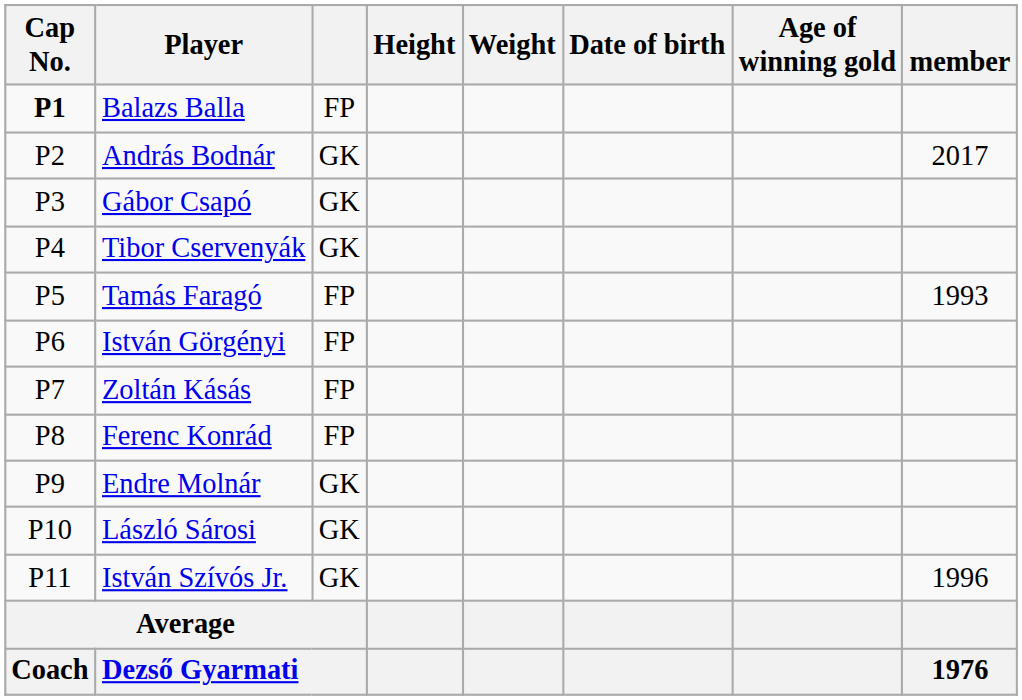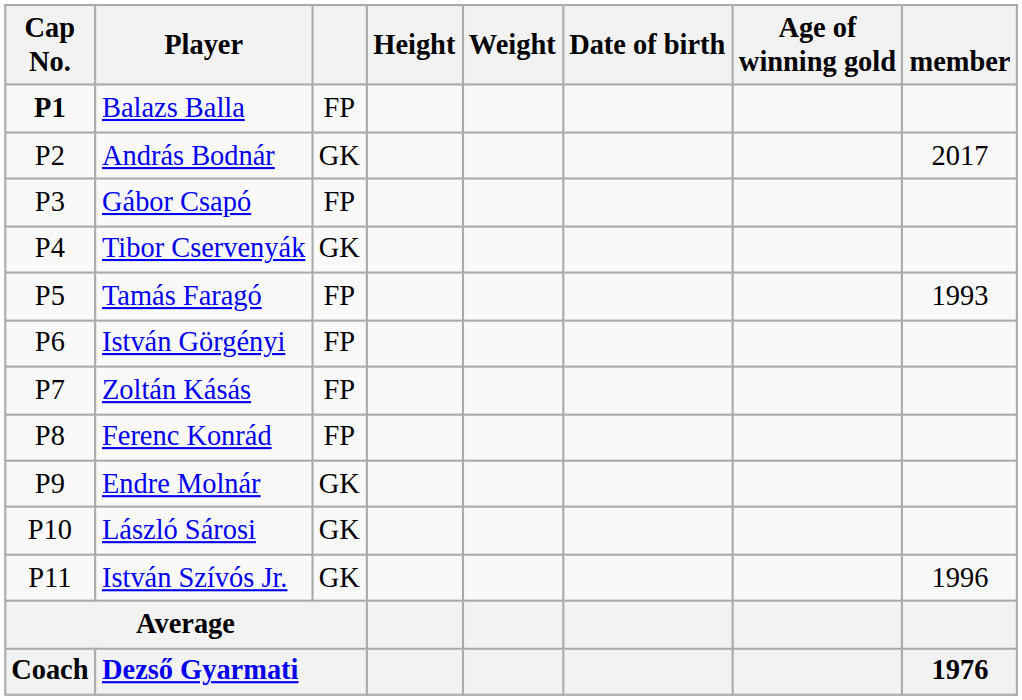(339, 201) GK -> (339, 201) FP
